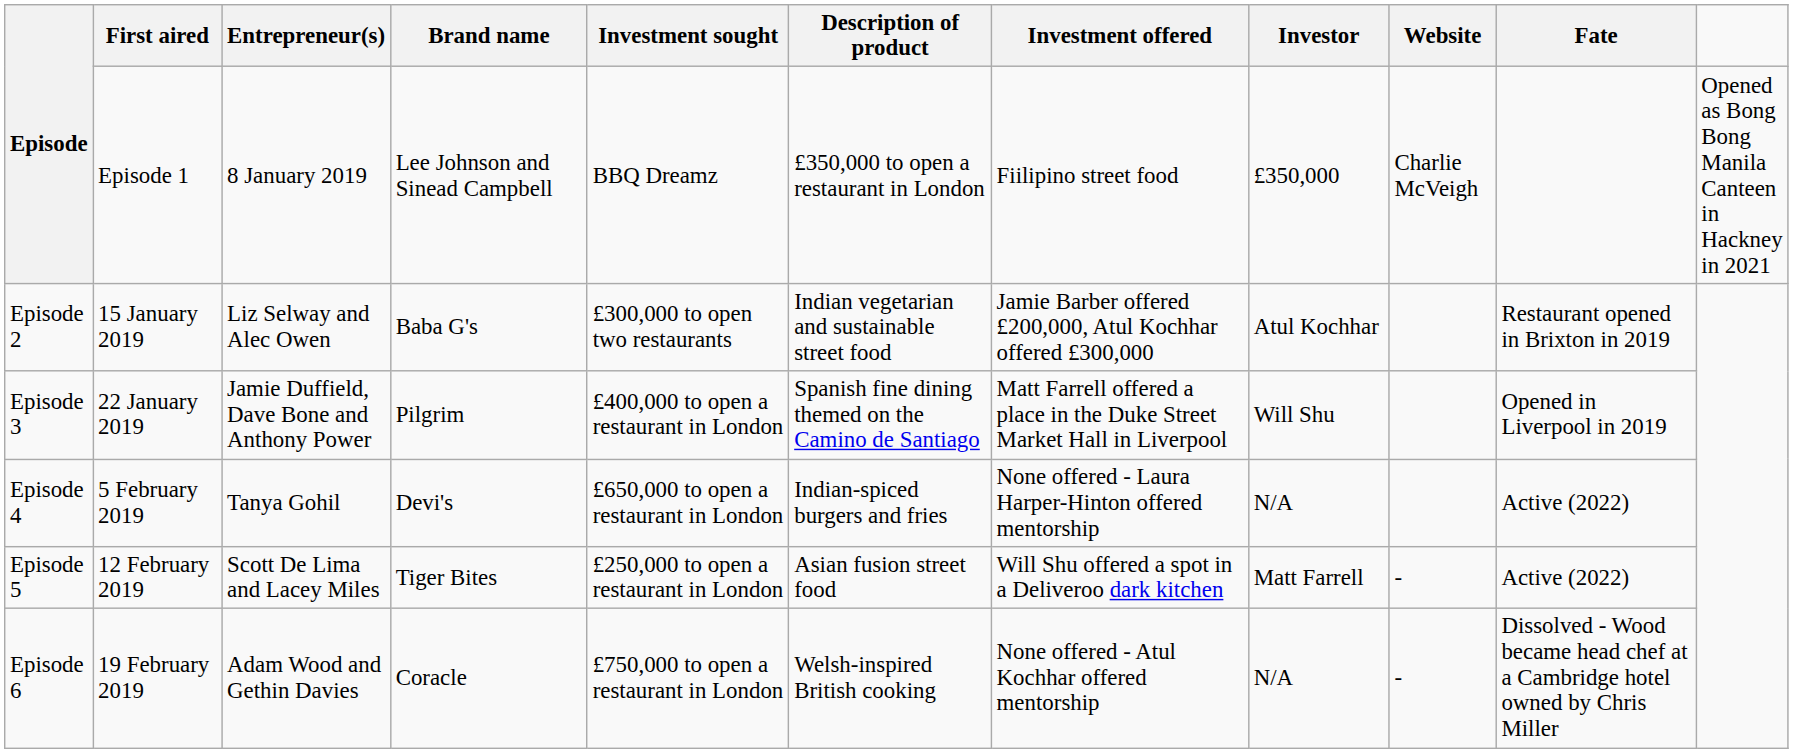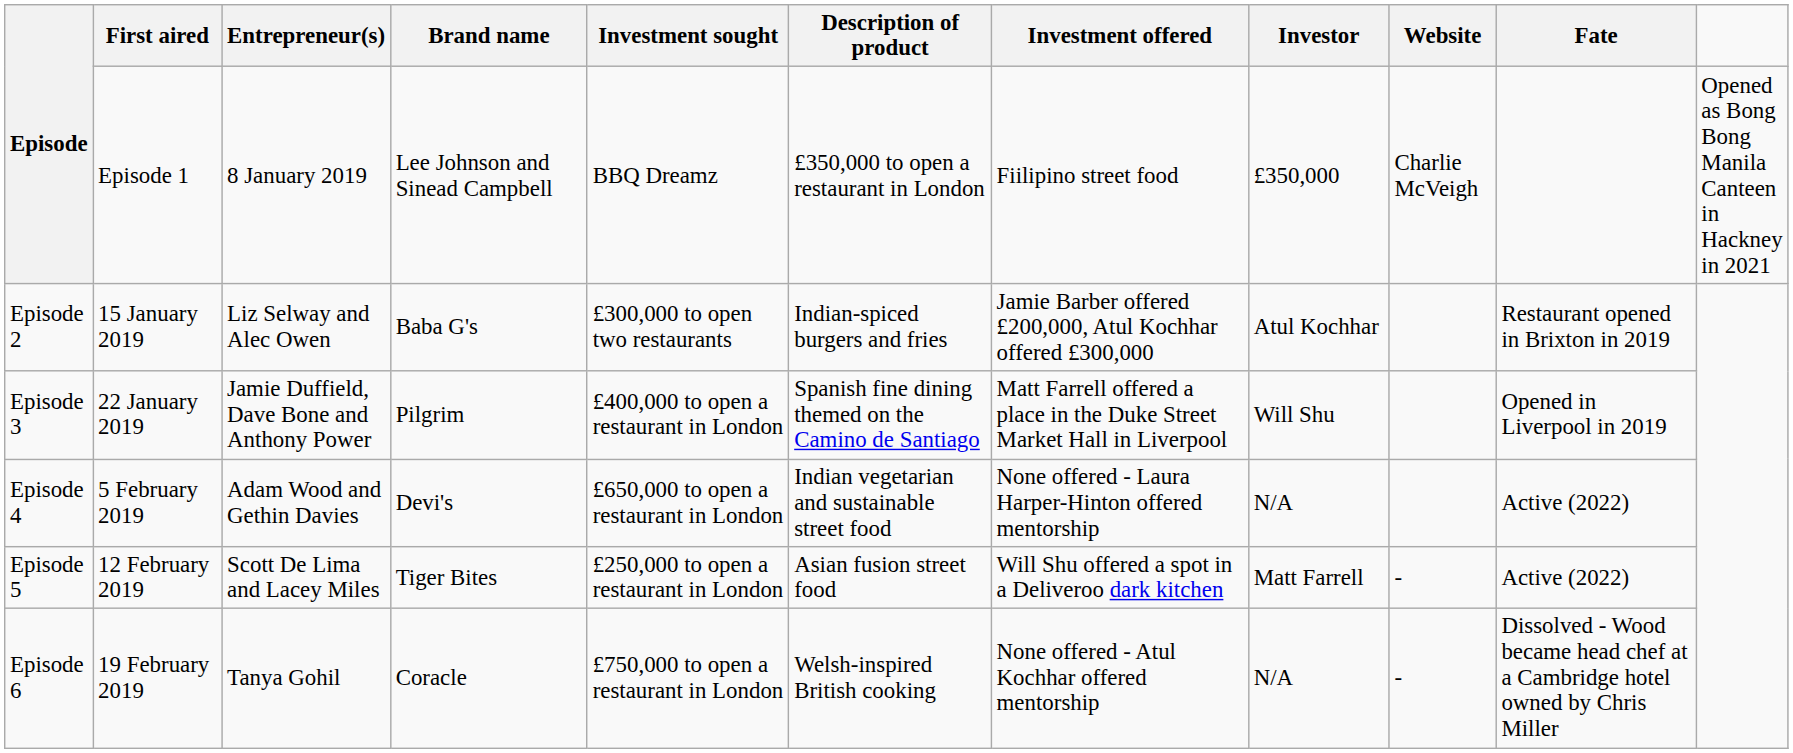(874, 326) Indian vegetarian and sustainable street food -> (871, 326) Indian-spiced burgers and fries
(284, 502) Tanya Gohil -> (304, 502) Adam Wood and Gethin Davies
(871, 502) Indian-spiced burgers and fries -> (874, 502) Indian vegetarian and sustainable street food
(304, 677) Adam Wood and Gethin Davies -> (284, 677) Tanya Gohil
